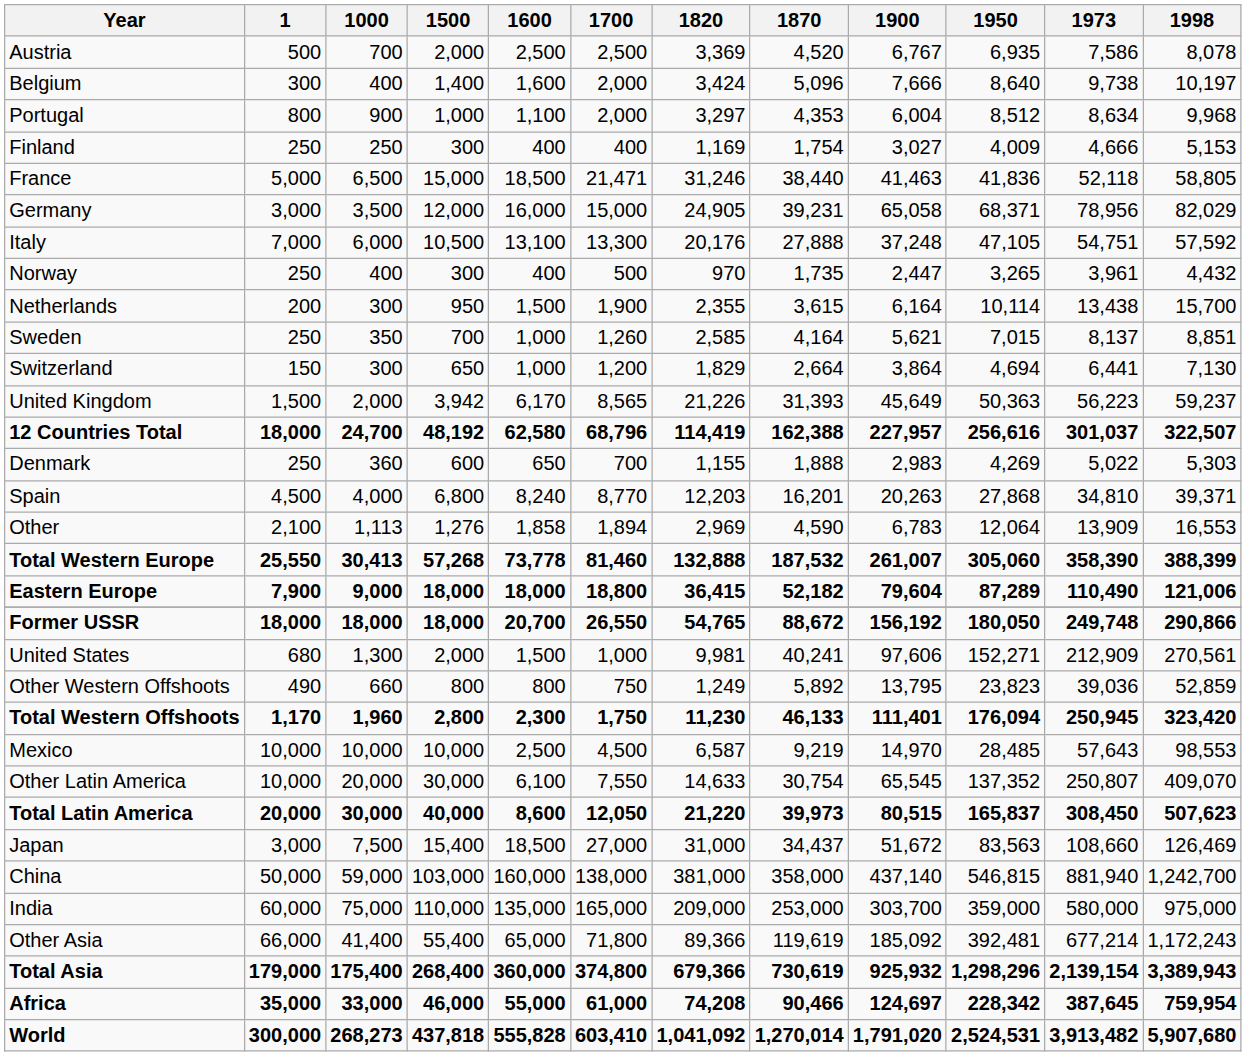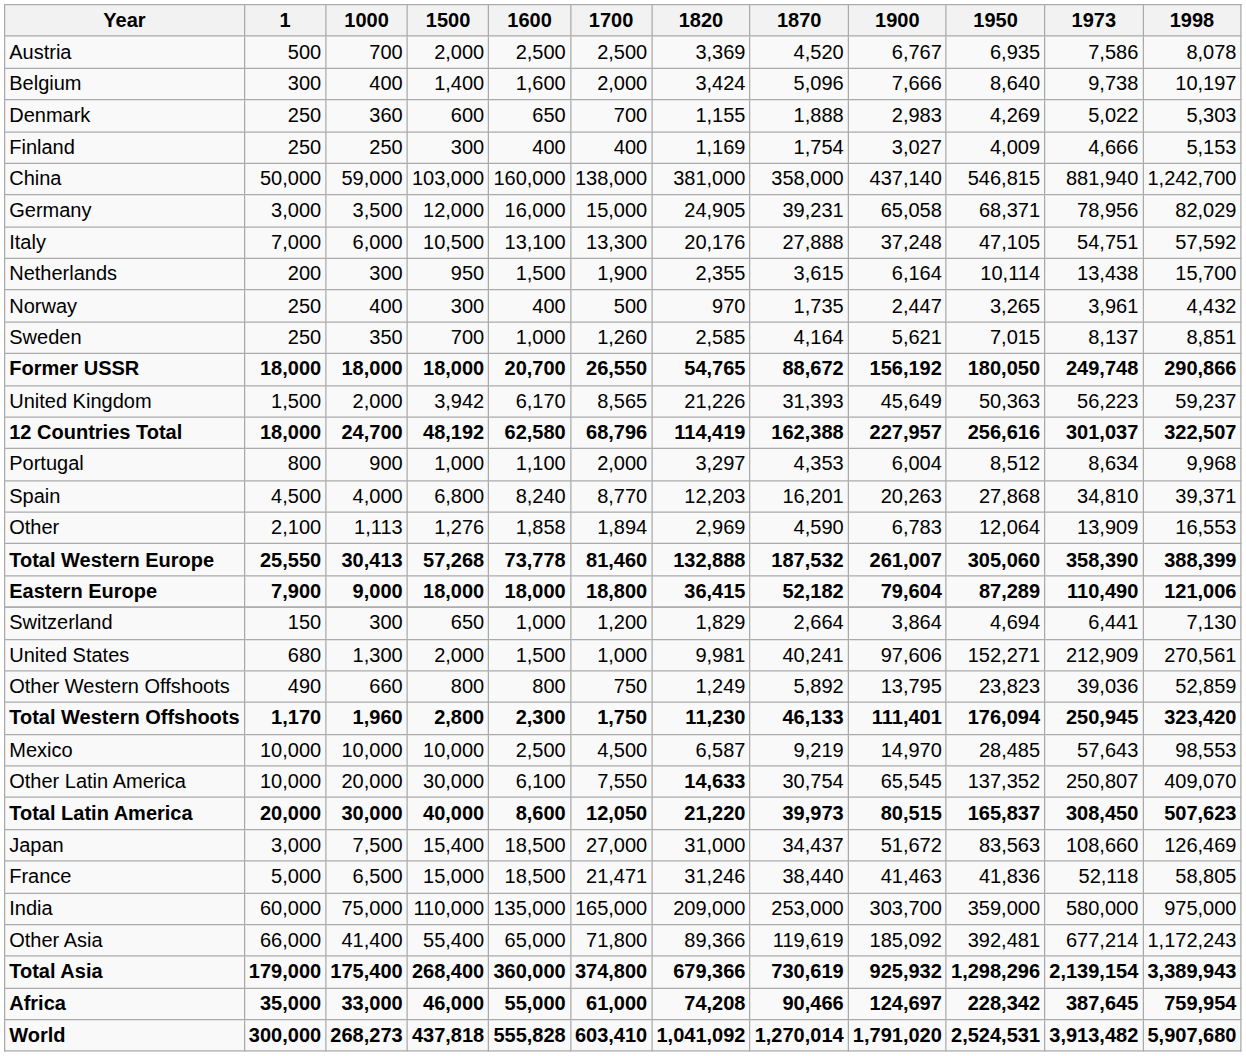rows swapped: (50, 464) <-> (46, 115)
rows swapped: (40, 178) <-> (35, 876)
rows swapped: (63, 305) <-> (43, 274)
rows swapped: (61, 369) <-> (74, 623)
(715, 781) normal -> (715, 781) bold
